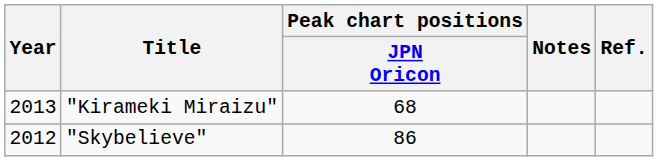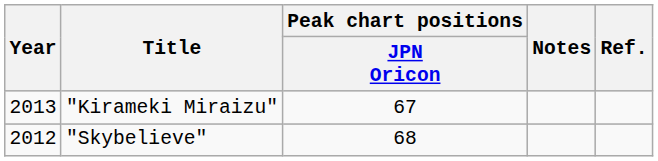(405, 107) 68 -> (405, 107) 67
(405, 139) 86 -> (405, 139) 68
